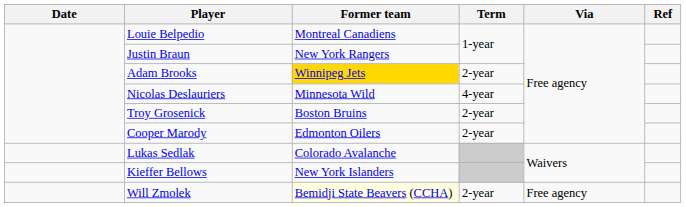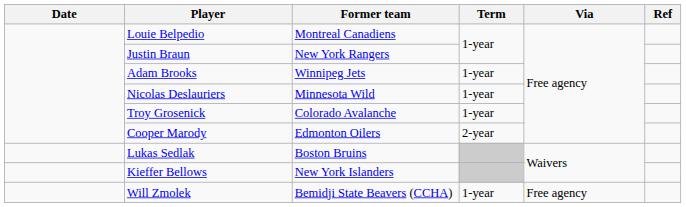(330, 73) gold background -> (330, 73) no background
(478, 73) 2-year -> (478, 73) 1-year
(478, 93) 4-year -> (478, 93) 1-year
(331, 113) Boston Bruins -> (345, 113) Colorado Avalanche
(478, 113) 2-year -> (478, 113) 1-year
(345, 152) Colorado Avalanche -> (331, 152) Boston Bruins
(374, 192) lightyellow background -> (374, 192) no background
(478, 192) 2-year -> (478, 192) 1-year
